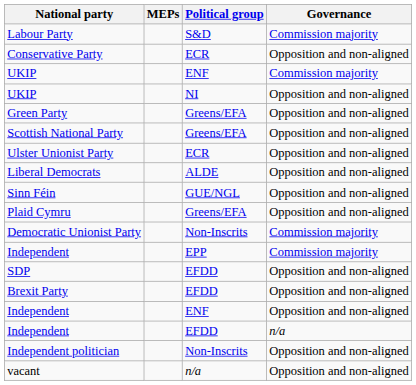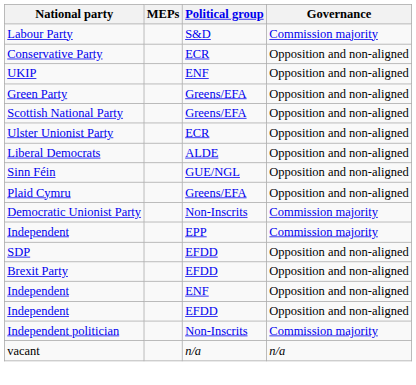(324, 73) Commission majority -> (339, 73) Opposition and non-aligned
- row: (22, 93)
(277, 331) n/a -> (339, 311) Opposition and non-aligned
(339, 350) Opposition and non-aligned -> (324, 331) Commission majority
(339, 370) Opposition and non-aligned -> (277, 350) n/a
